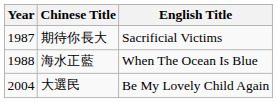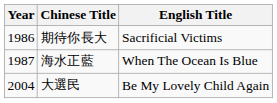(21, 37) 1987 -> (21, 37) 1986
(21, 61) 1988 -> (21, 61) 1987
